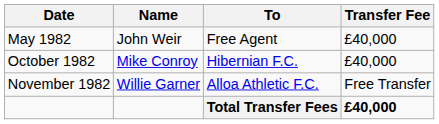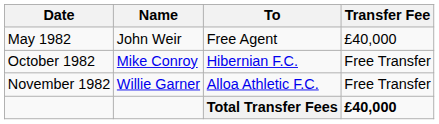(370, 61) £40,000 -> (388, 61) Free Transfer
